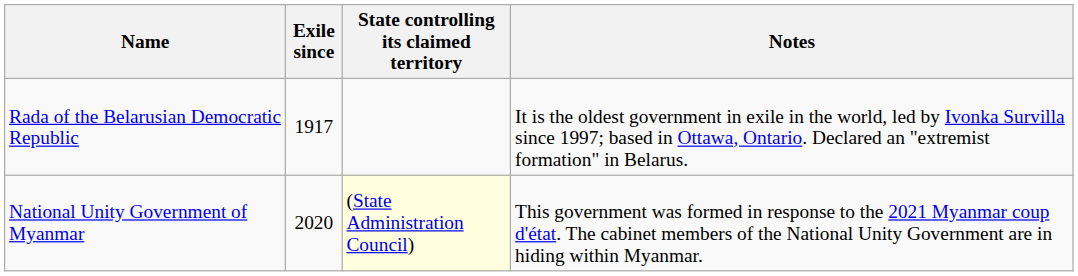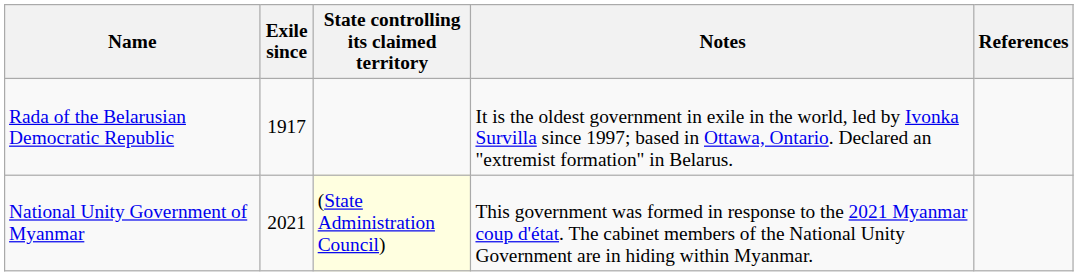+ column: (1024, 41)
(314, 222) 2020 -> (287, 222) 2021
